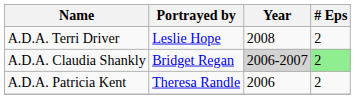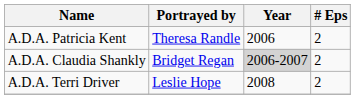rows swapped: (67, 82) <-> (64, 37)
(318, 60) lightgreen background -> (318, 60) no background
